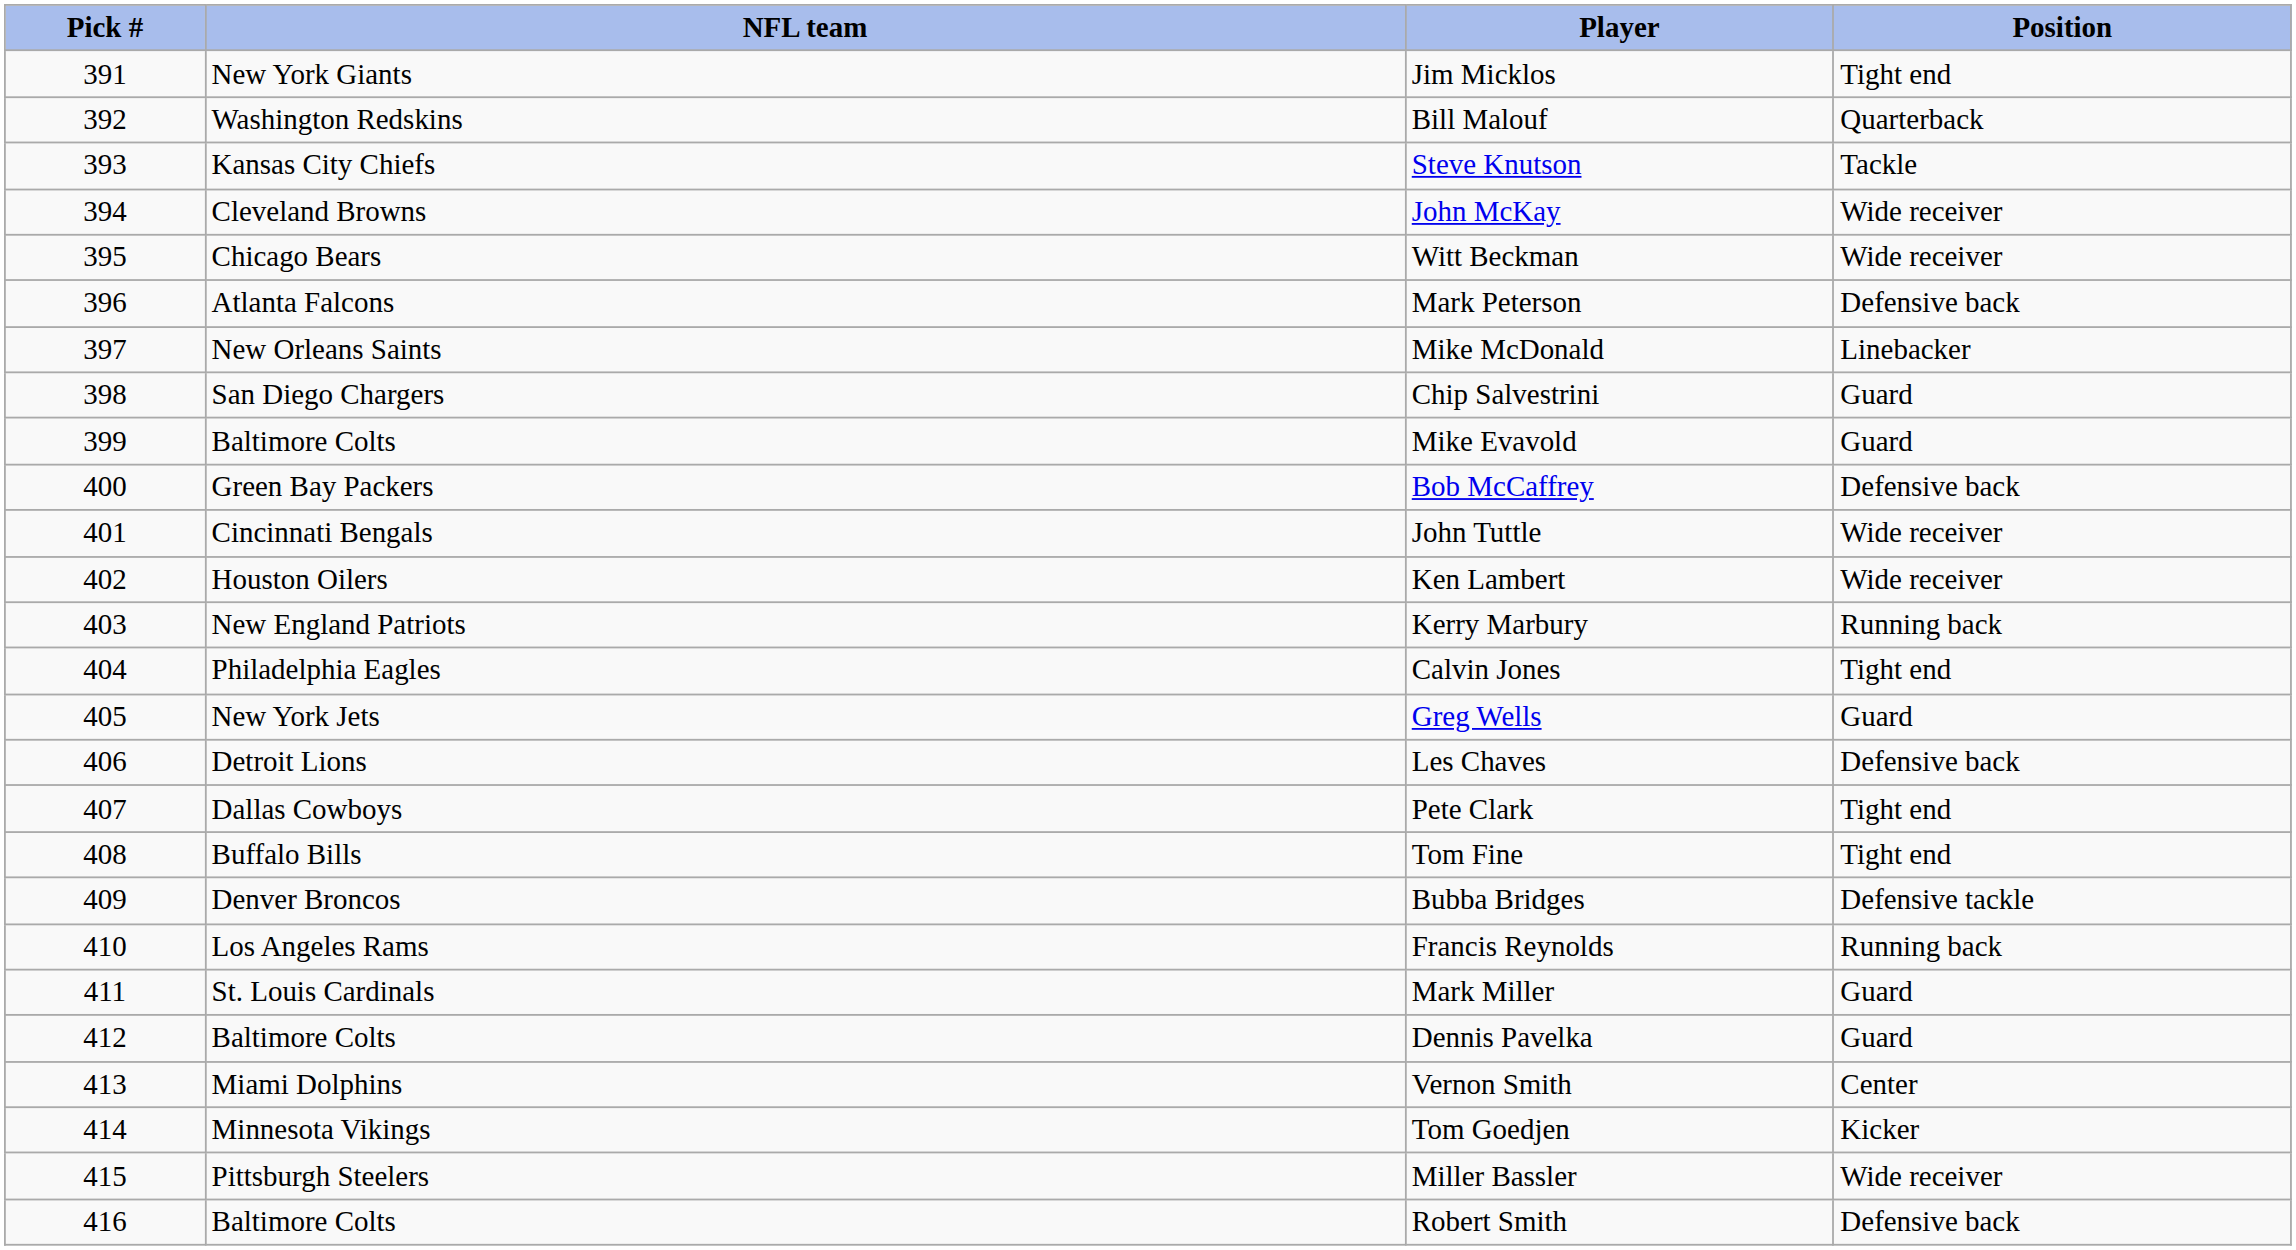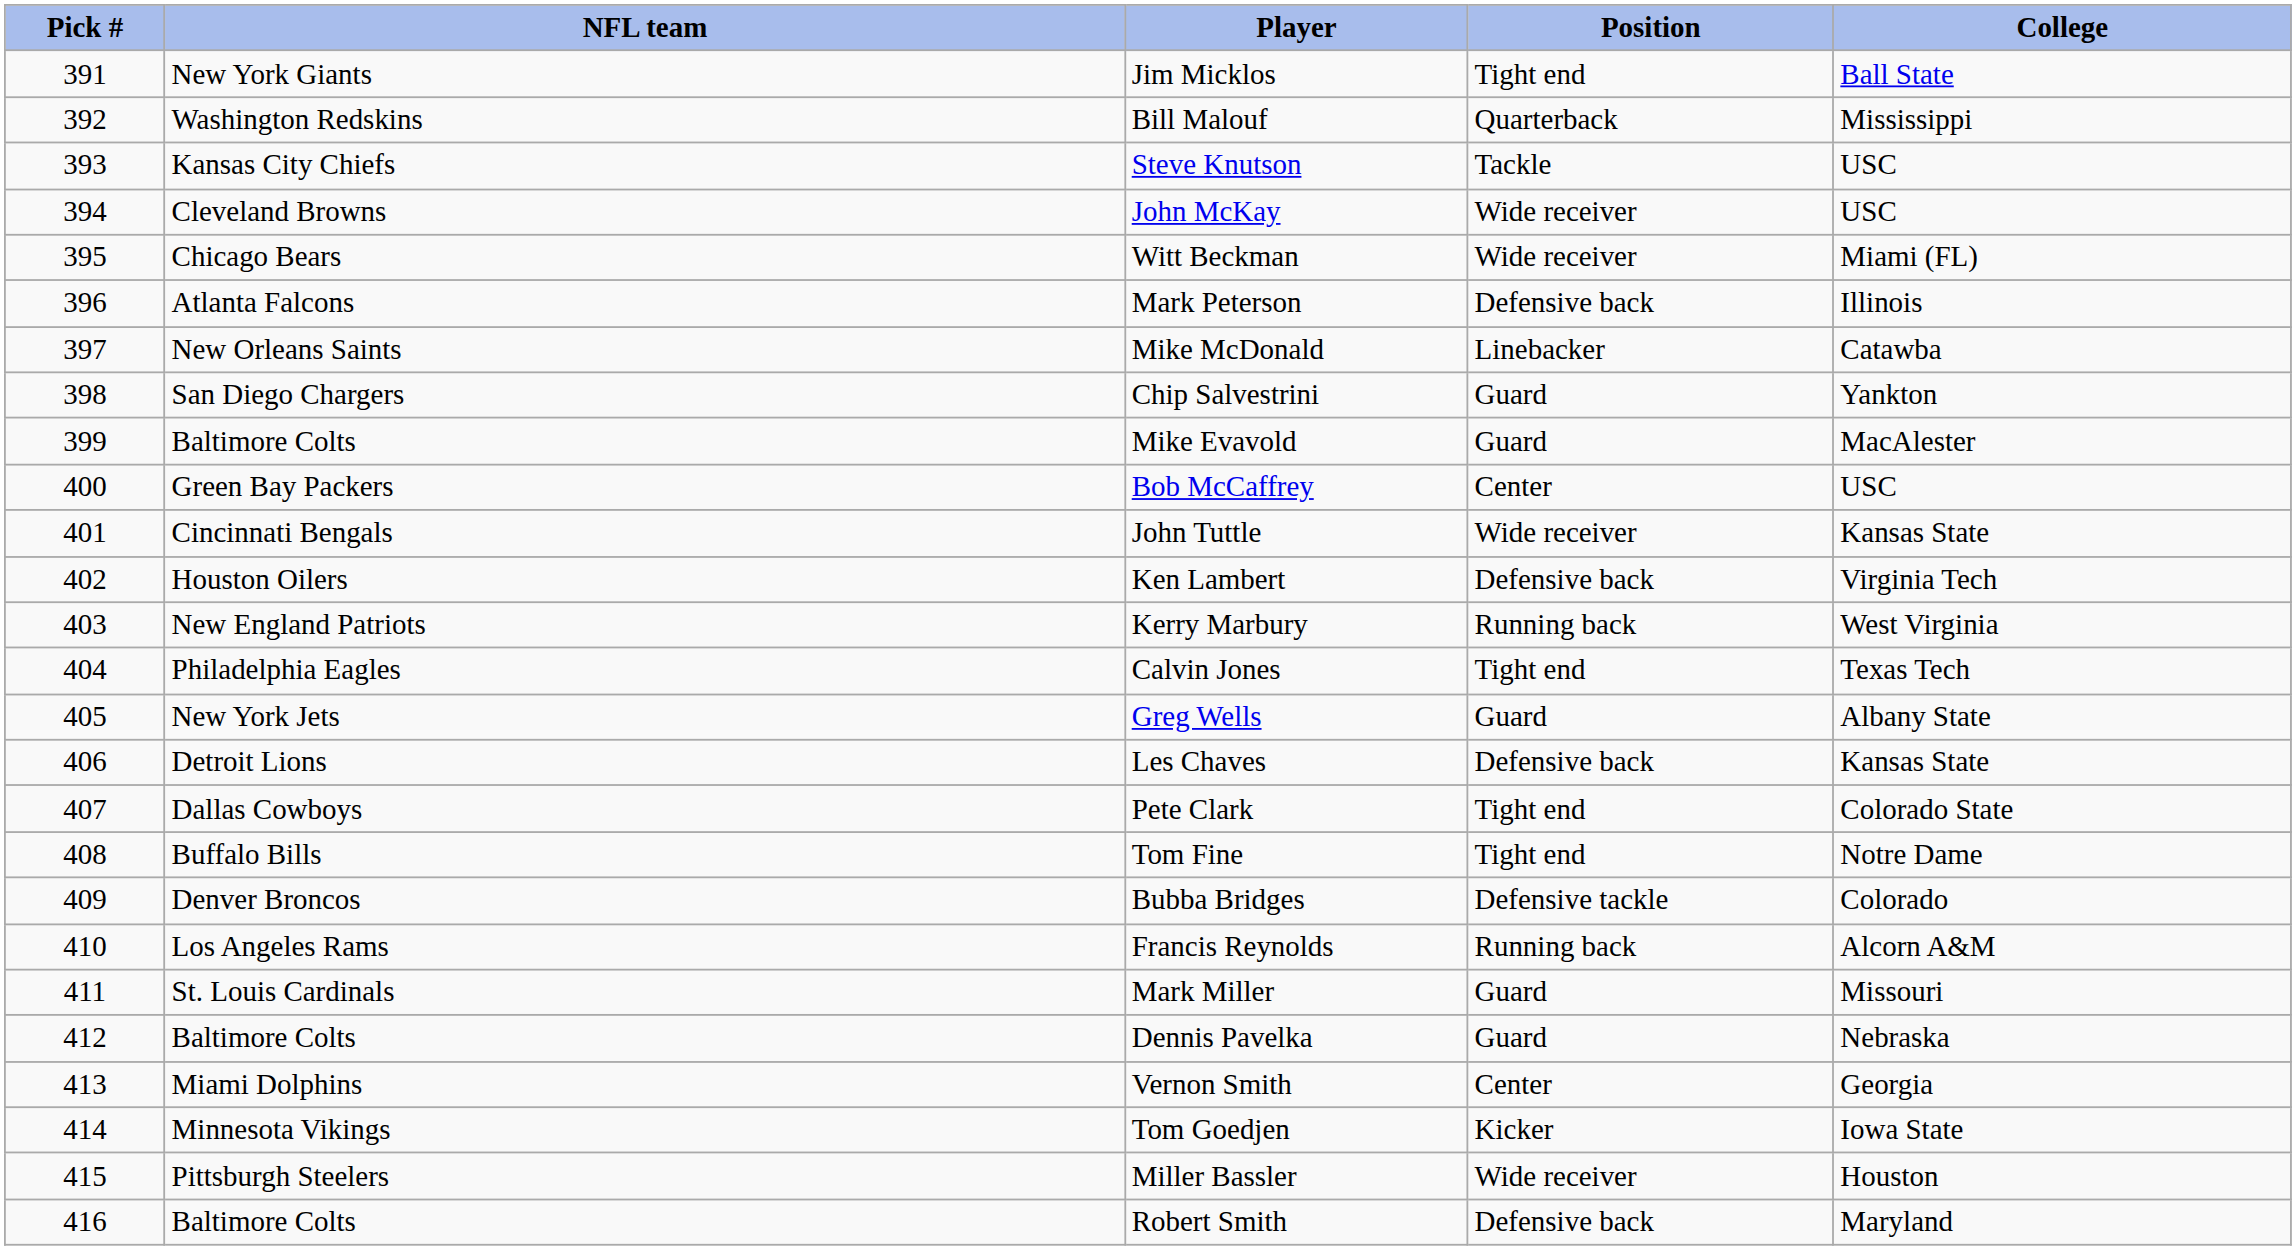+ column: (2062, 27)
(1930, 486) Defensive back -> (1513, 486) Center
(1921, 578) Wide receiver -> (1564, 578) Defensive back
